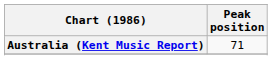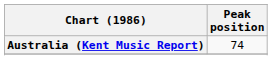(237, 45) 71 -> (237, 45) 74
